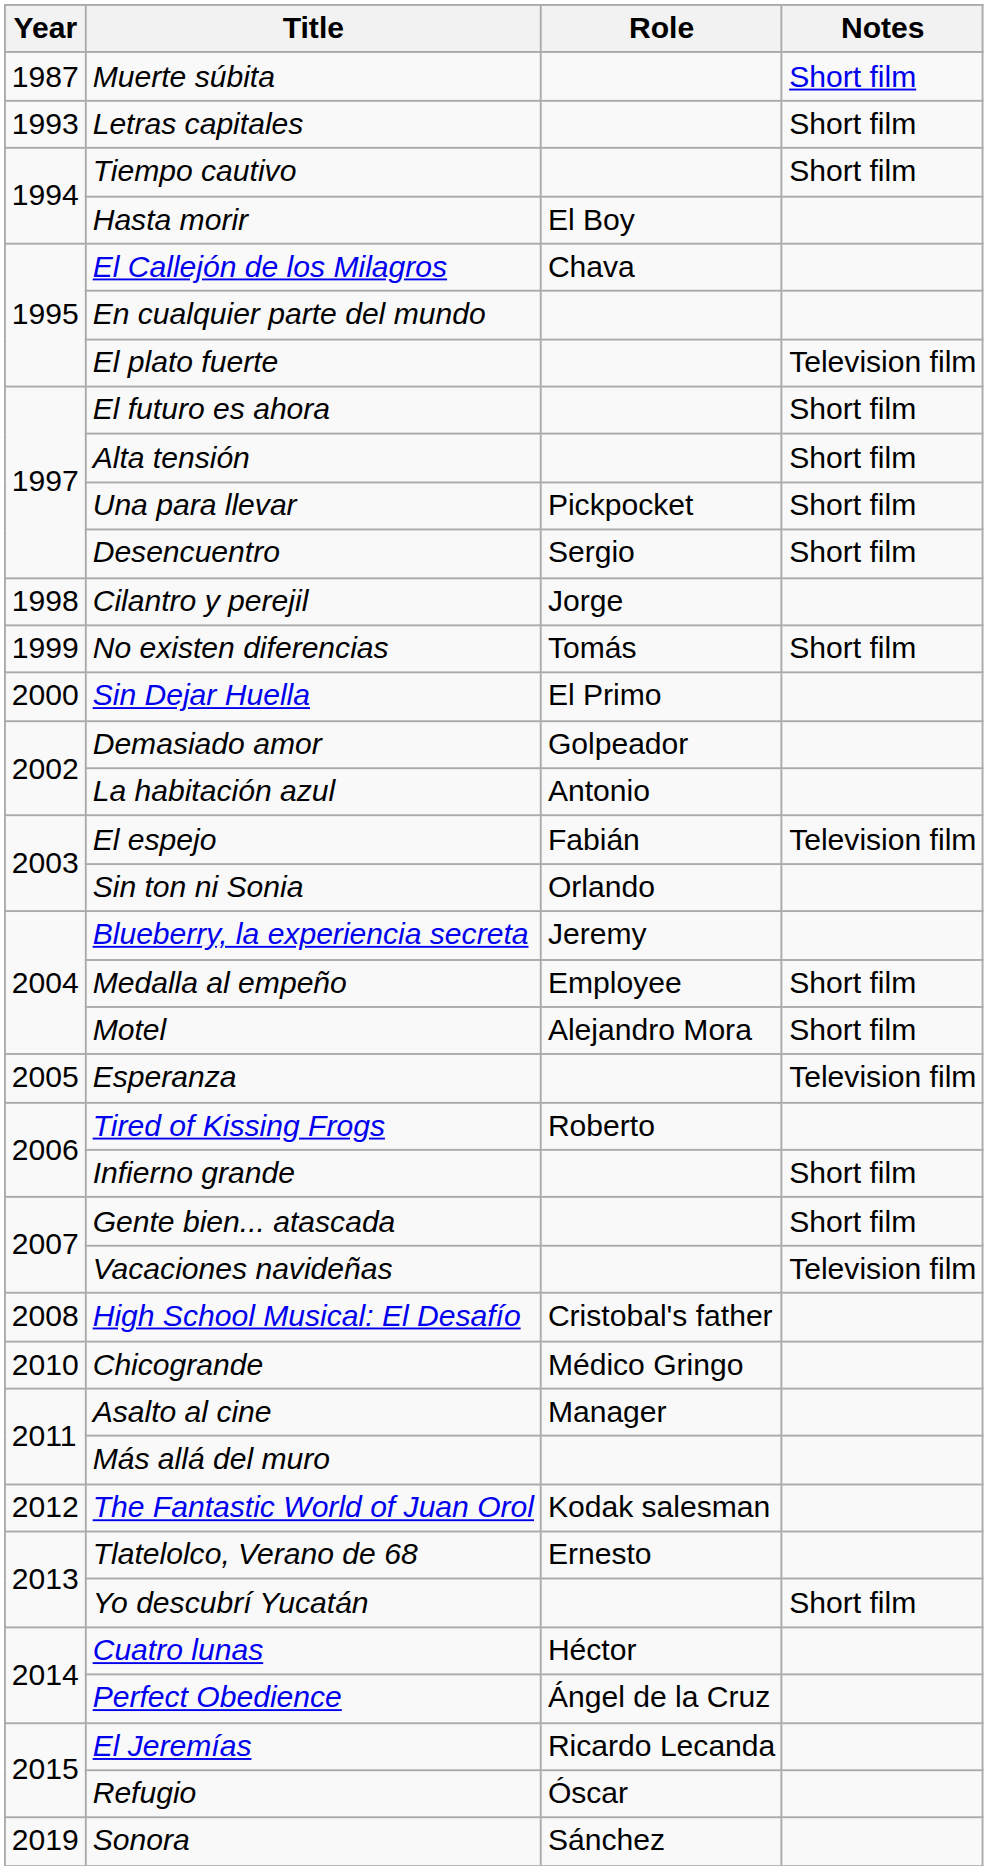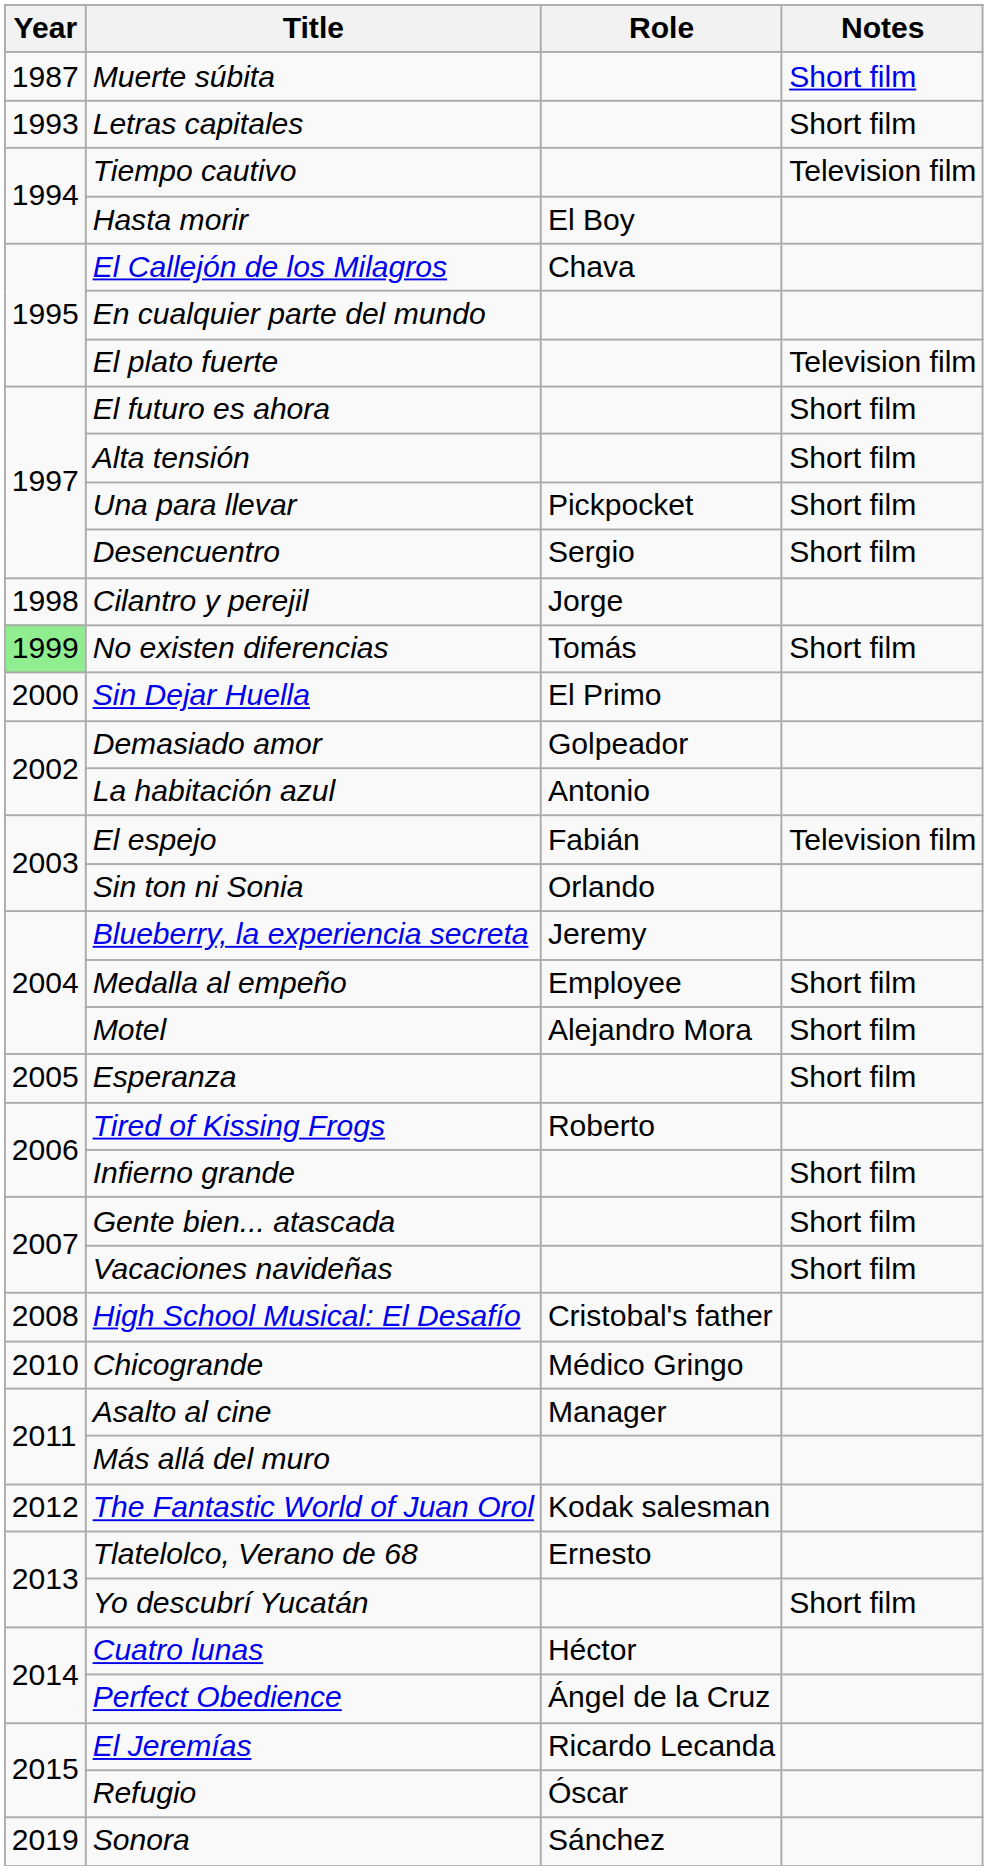(853, 171) Short film -> (883, 171) Television film
(45, 648) no background -> (45, 648) lightgreen background
(883, 1077) Television film -> (853, 1077) Short film
(883, 1268) Television film -> (853, 1268) Short film
